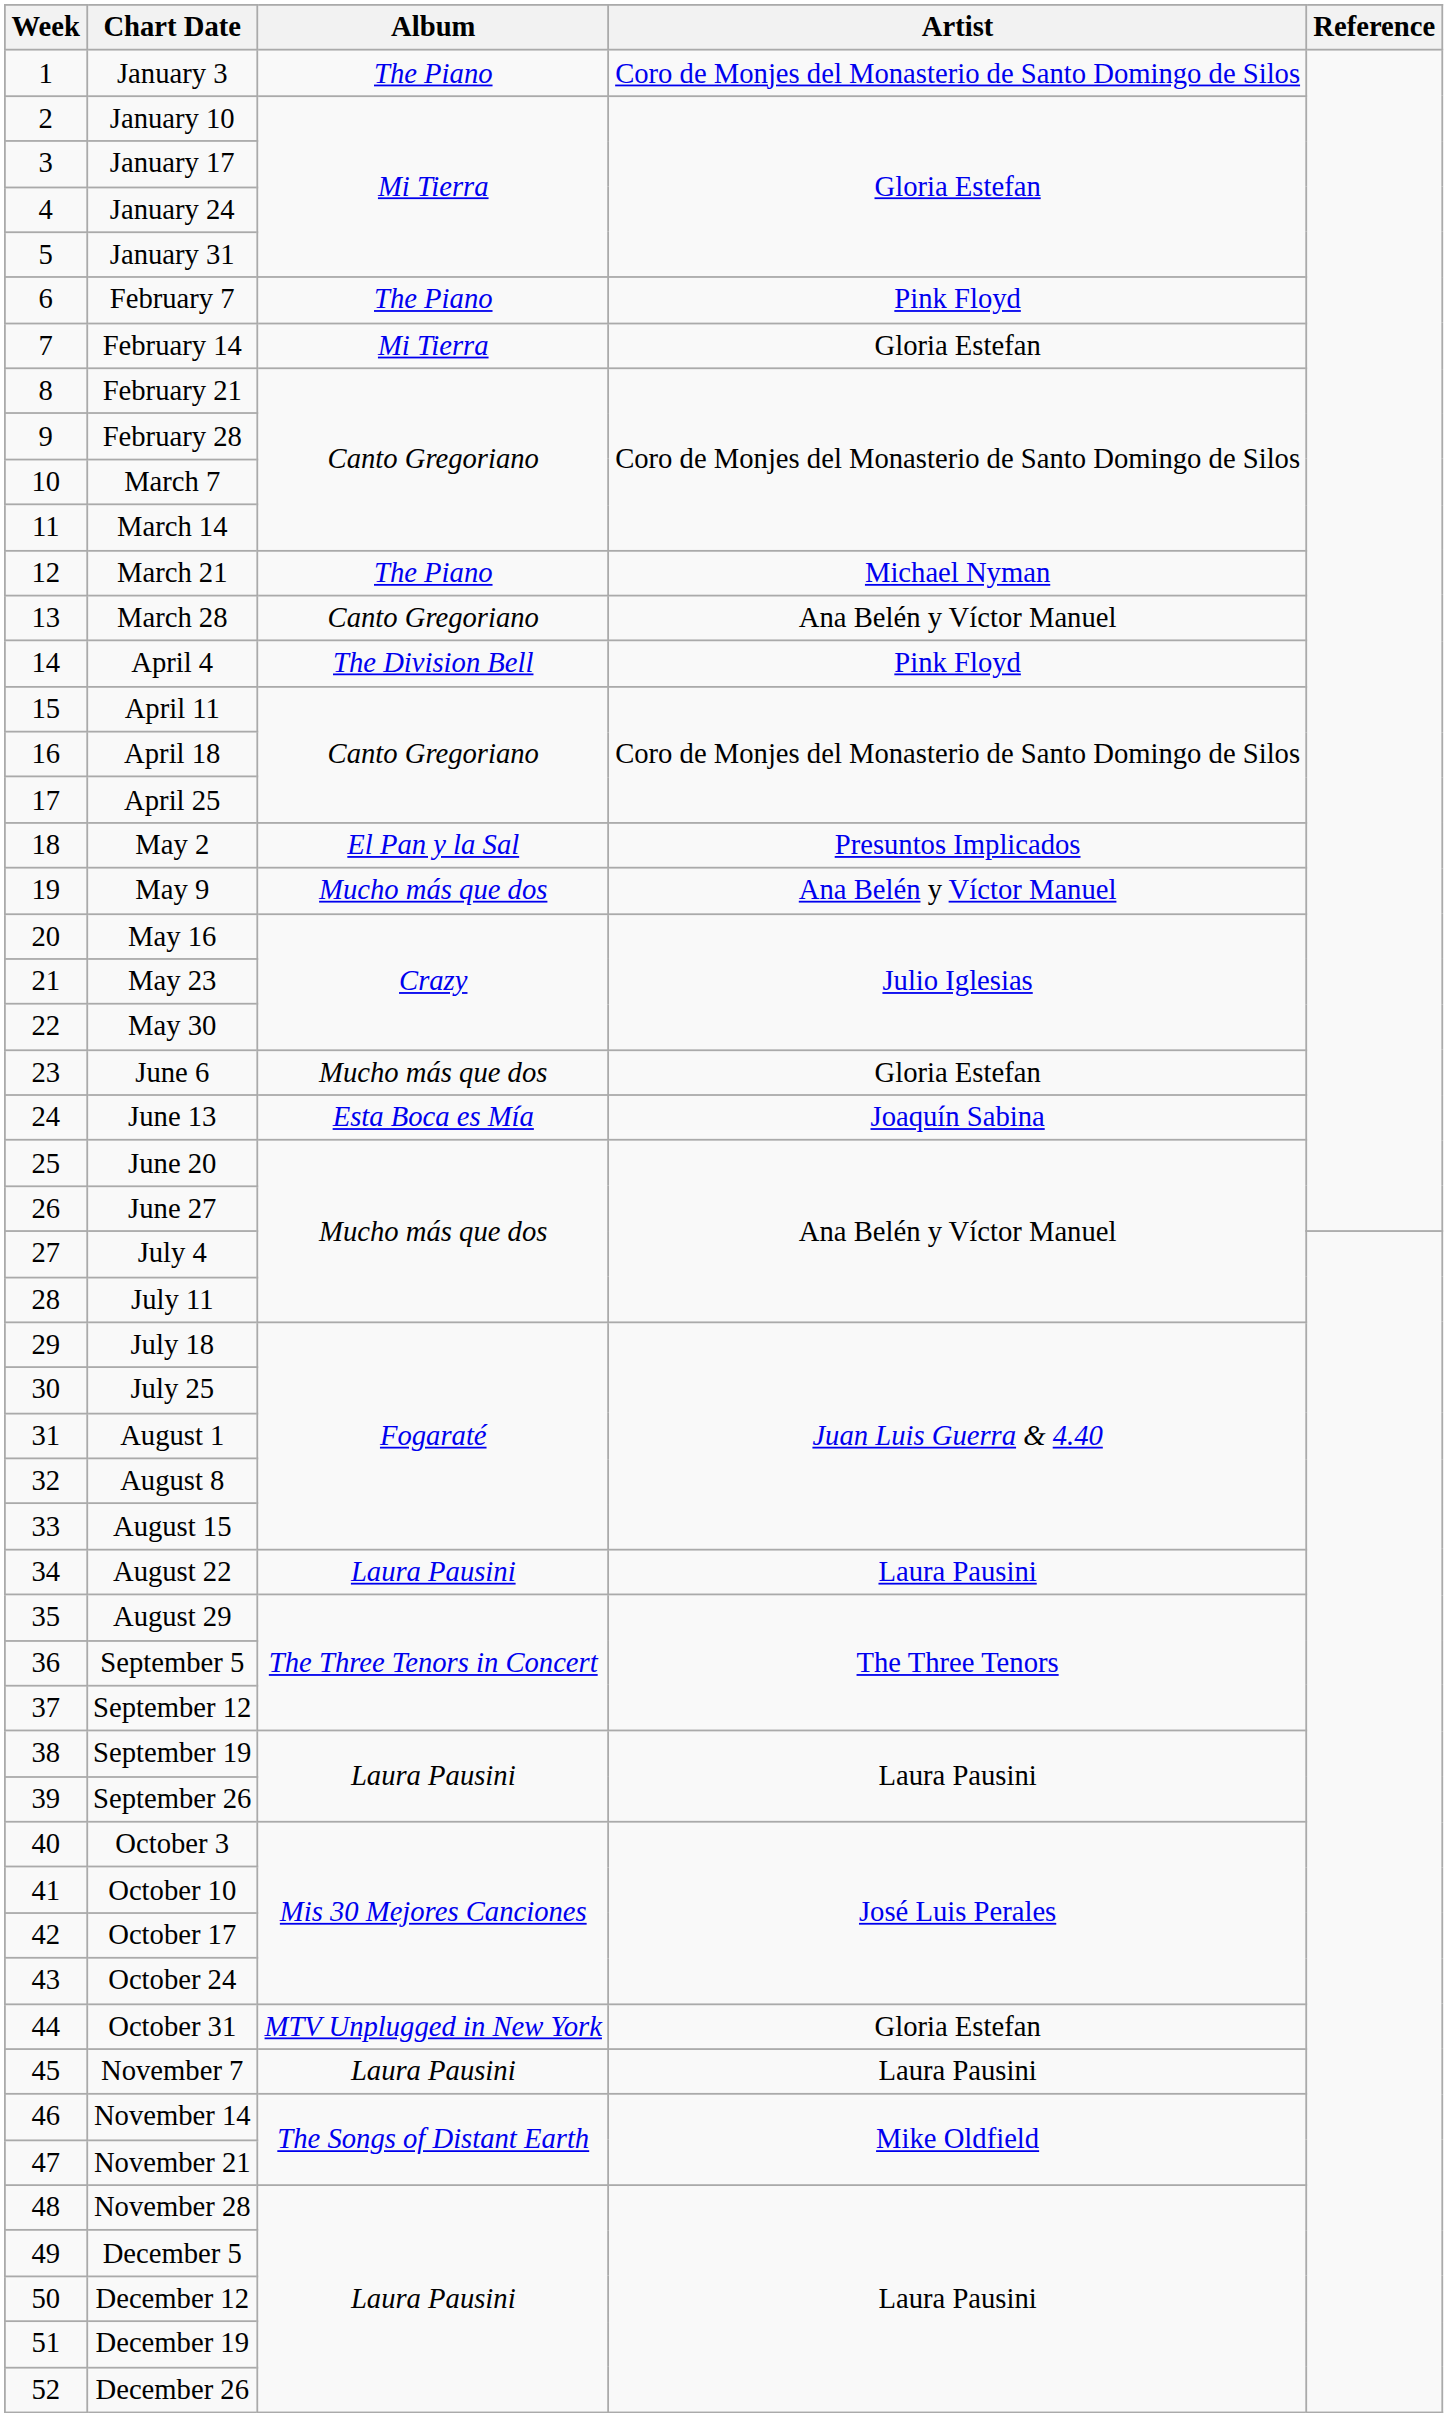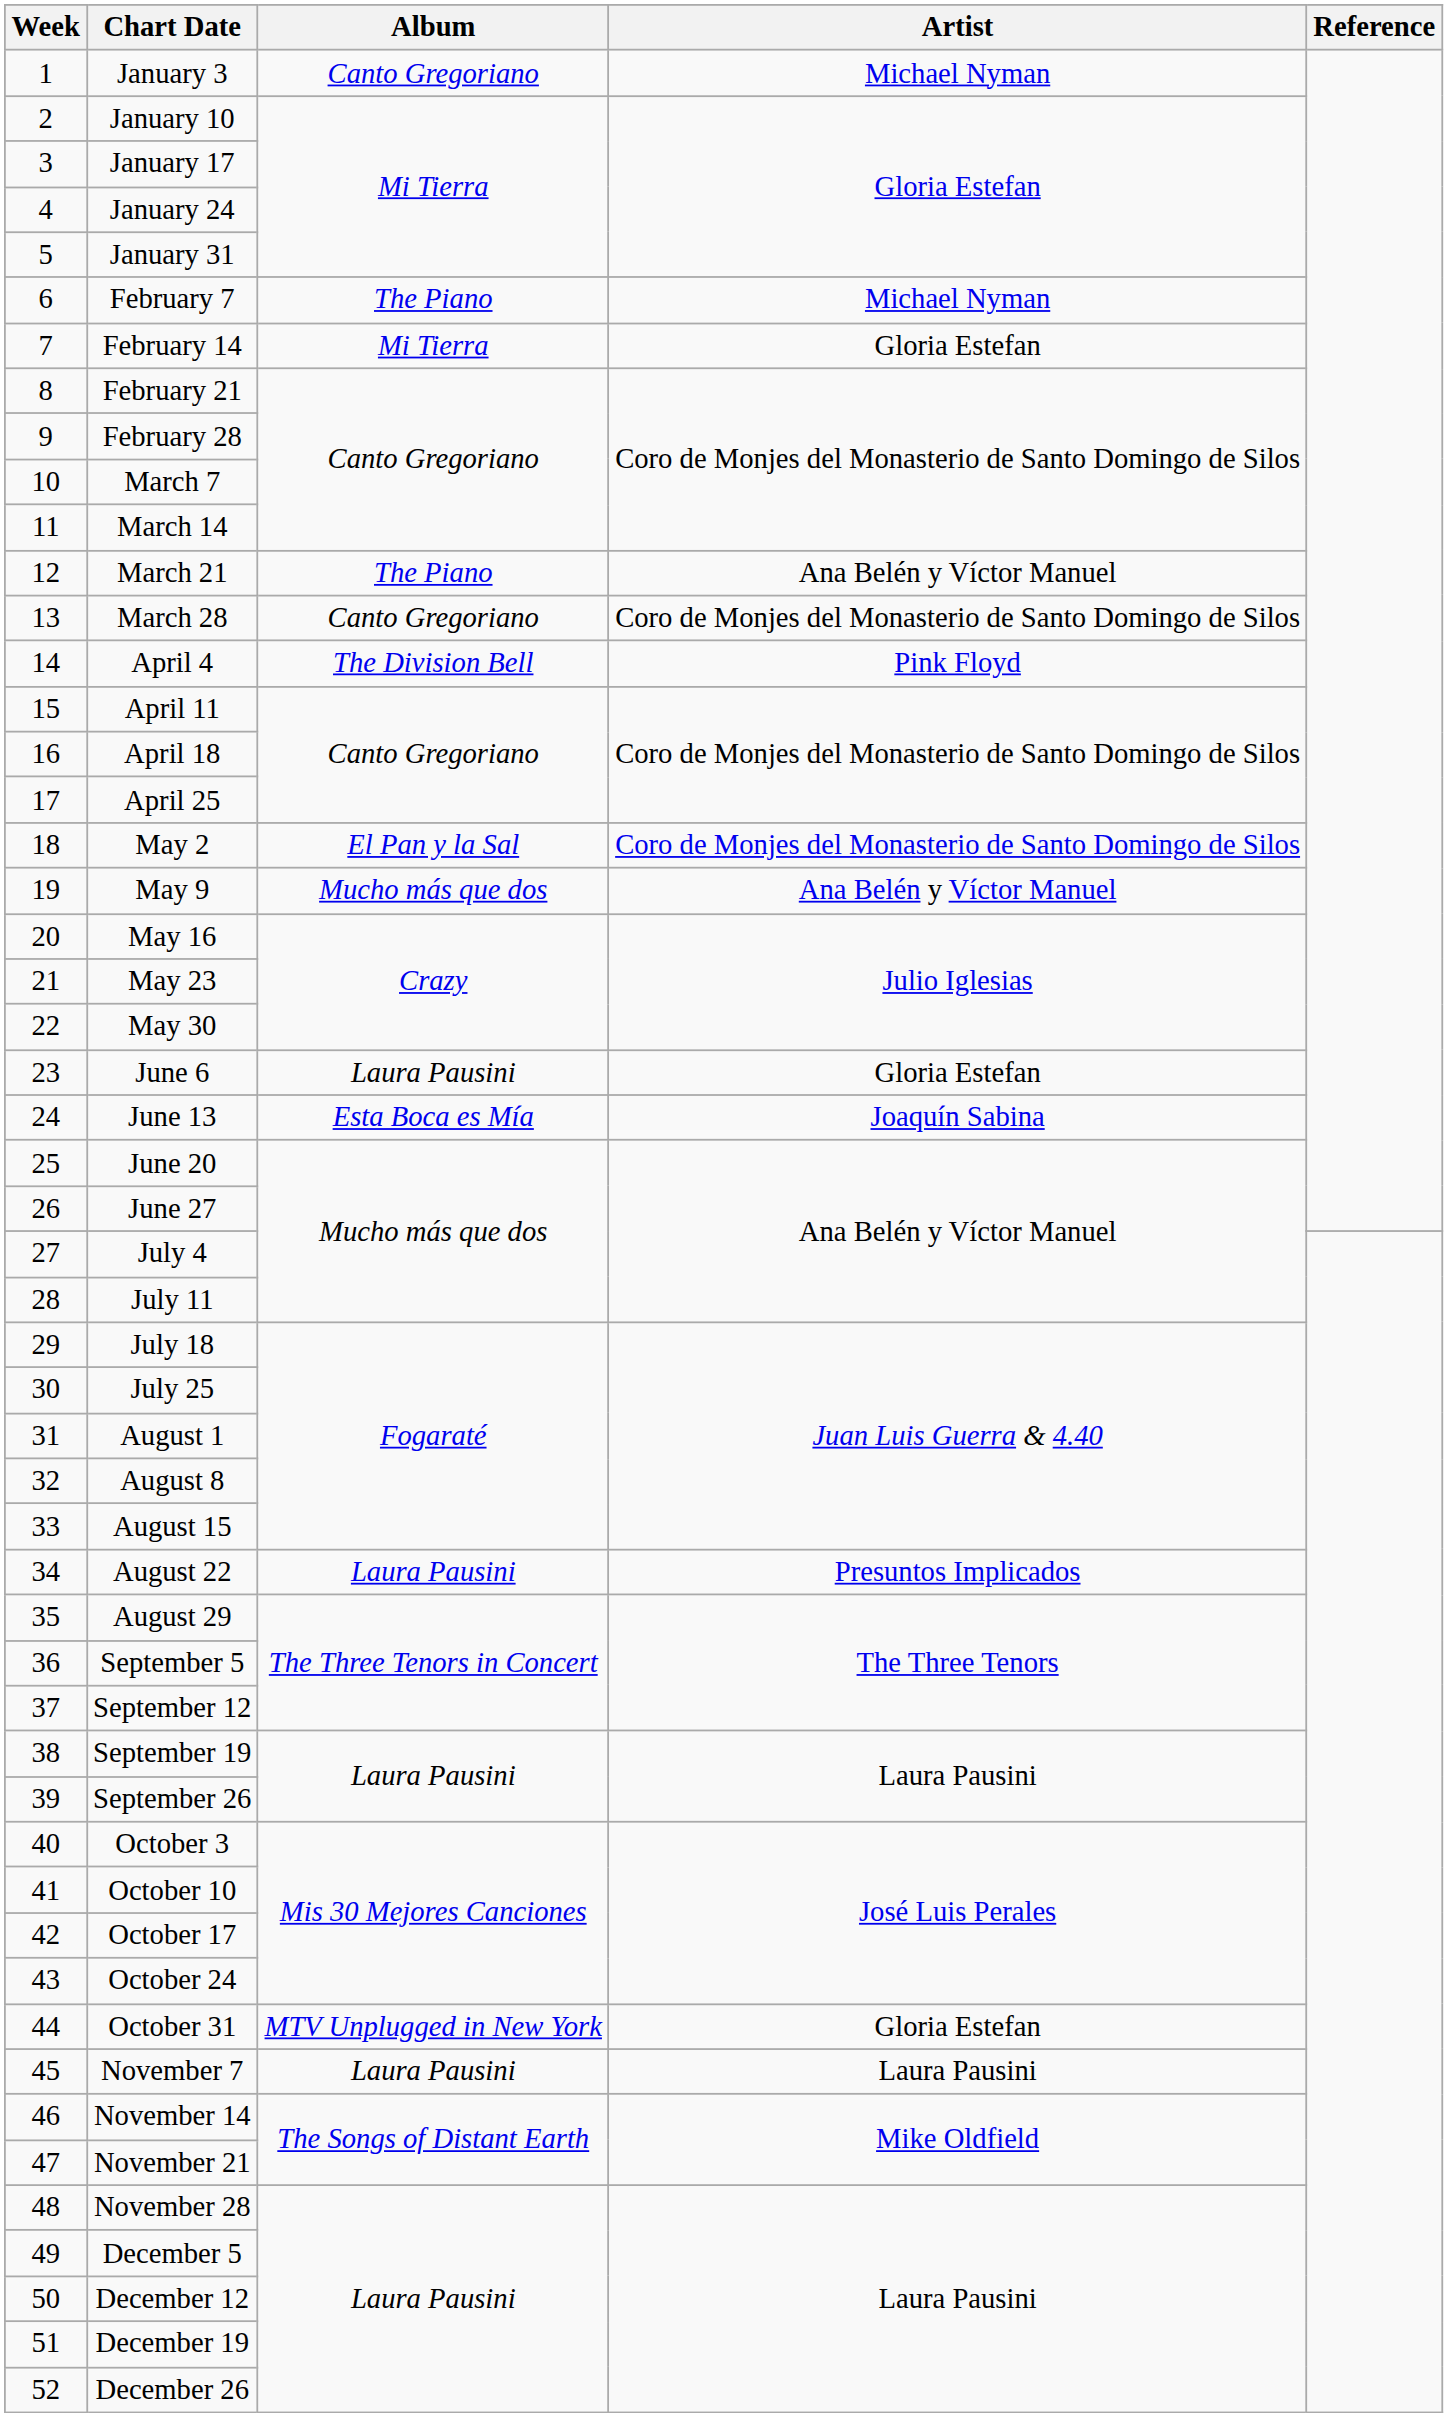(433, 72) The Piano -> (433, 72) Canto Gregoriano
(958, 72) Coro de Monjes del Monasterio de Santo Domingo de Silos -> (958, 72) Michael Nyman
(958, 299) Pink Floyd -> (958, 299) Michael Nyman
(958, 572) Michael Nyman -> (958, 572) Ana Belén y Víctor Manuel
(958, 617) Ana Belén y Víctor Manuel -> (958, 617) Coro de Monjes del Monasterio de Santo Domingo de Silos
(958, 844) Presuntos Implicados -> (958, 844) Coro de Monjes del Monasterio de Santo Domingo de Silos
(433, 1071) Mucho más que dos -> (433, 1071) Laura Pausini
(958, 1571) Laura Pausini -> (958, 1571) Presuntos Implicados
